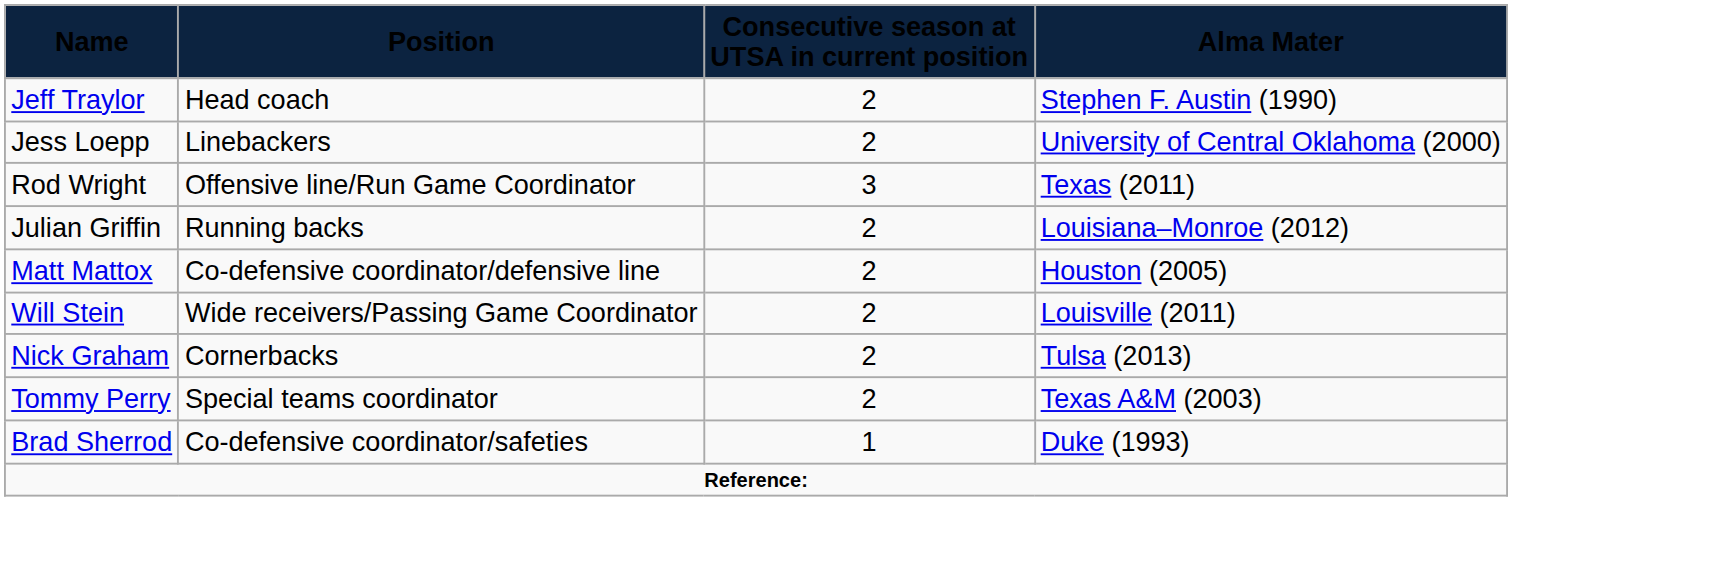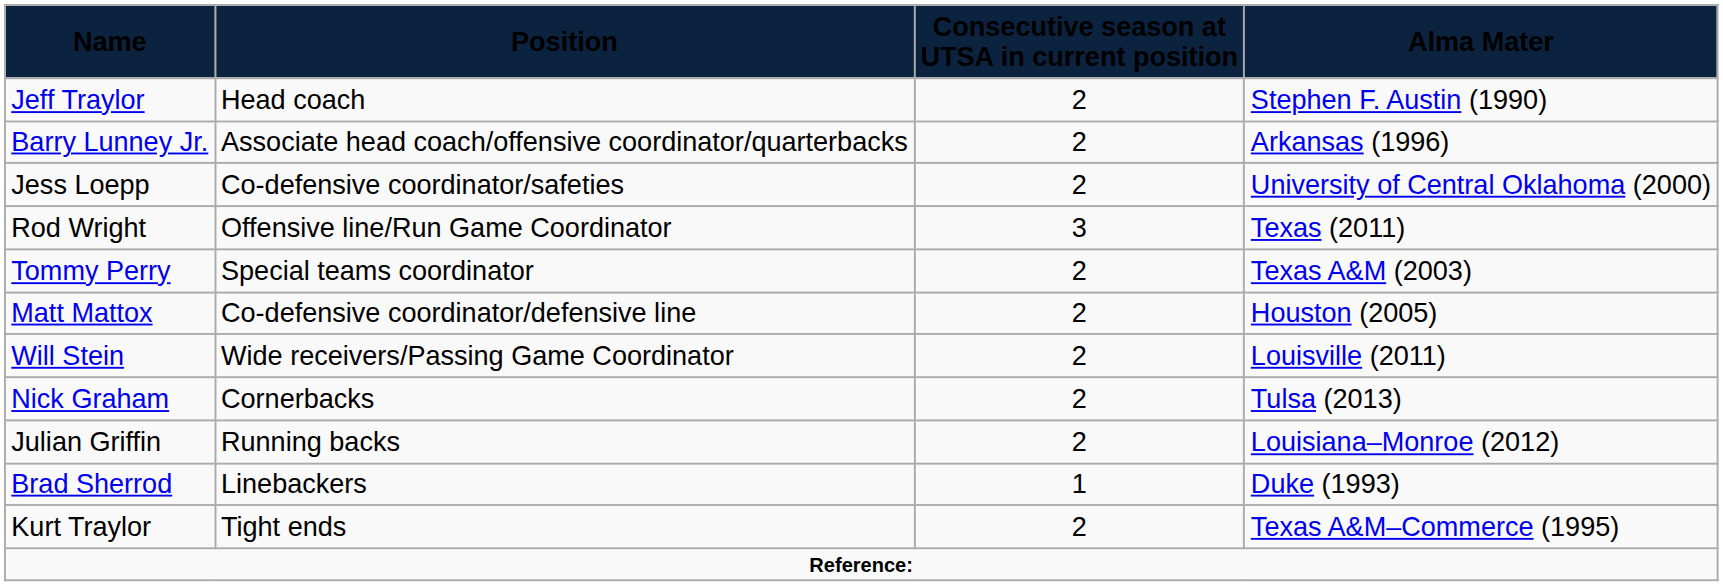+ row: (110, 142)
(258, 142) Linebackers -> (423, 185) Co-defensive coordinator/safeties
rows swapped: (91, 399) <-> (86, 228)
(386, 442) Co-defensive coordinator/safeties -> (294, 484) Linebackers
+ row: (81, 527)
